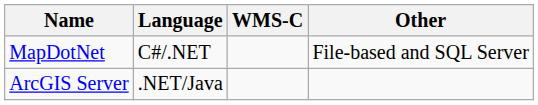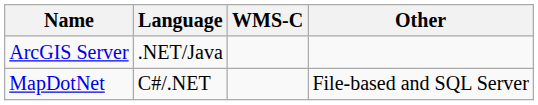rows swapped: (69, 83) <-> (57, 52)
